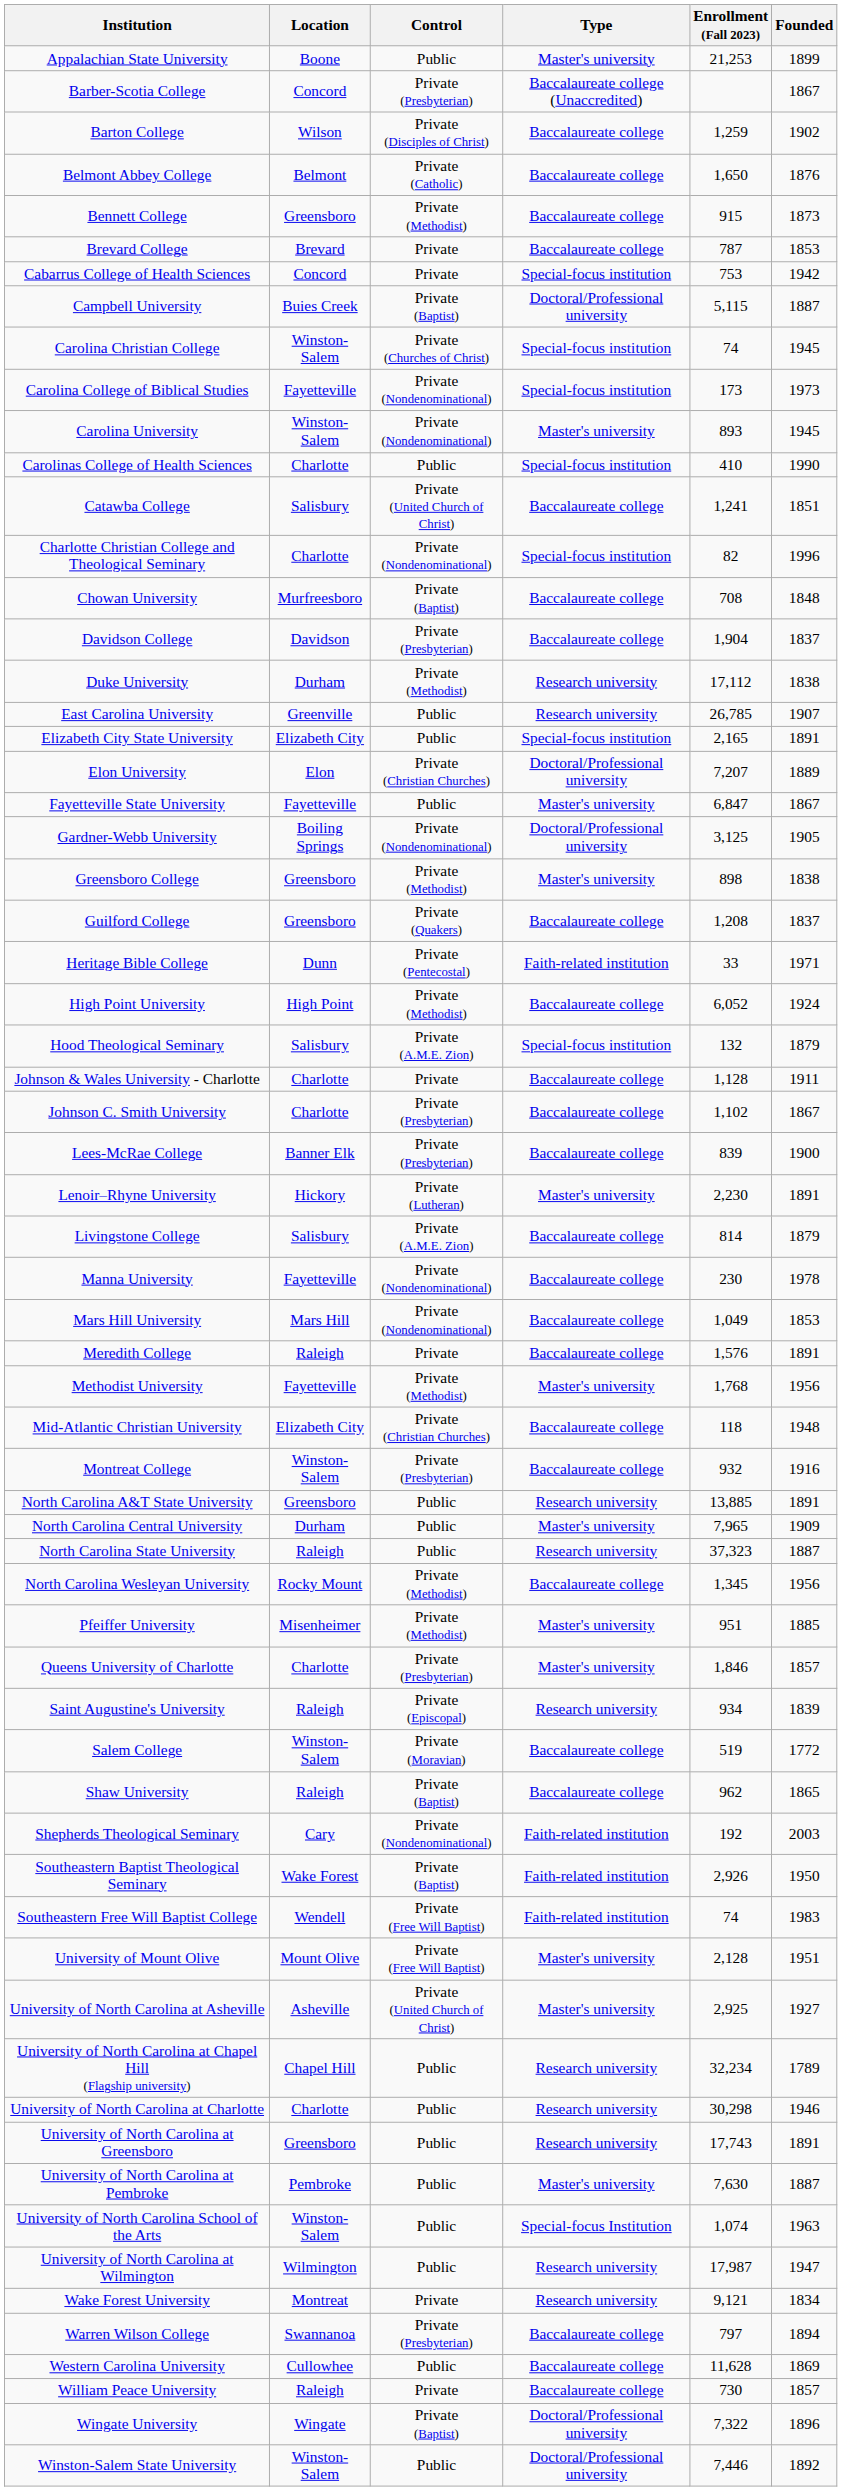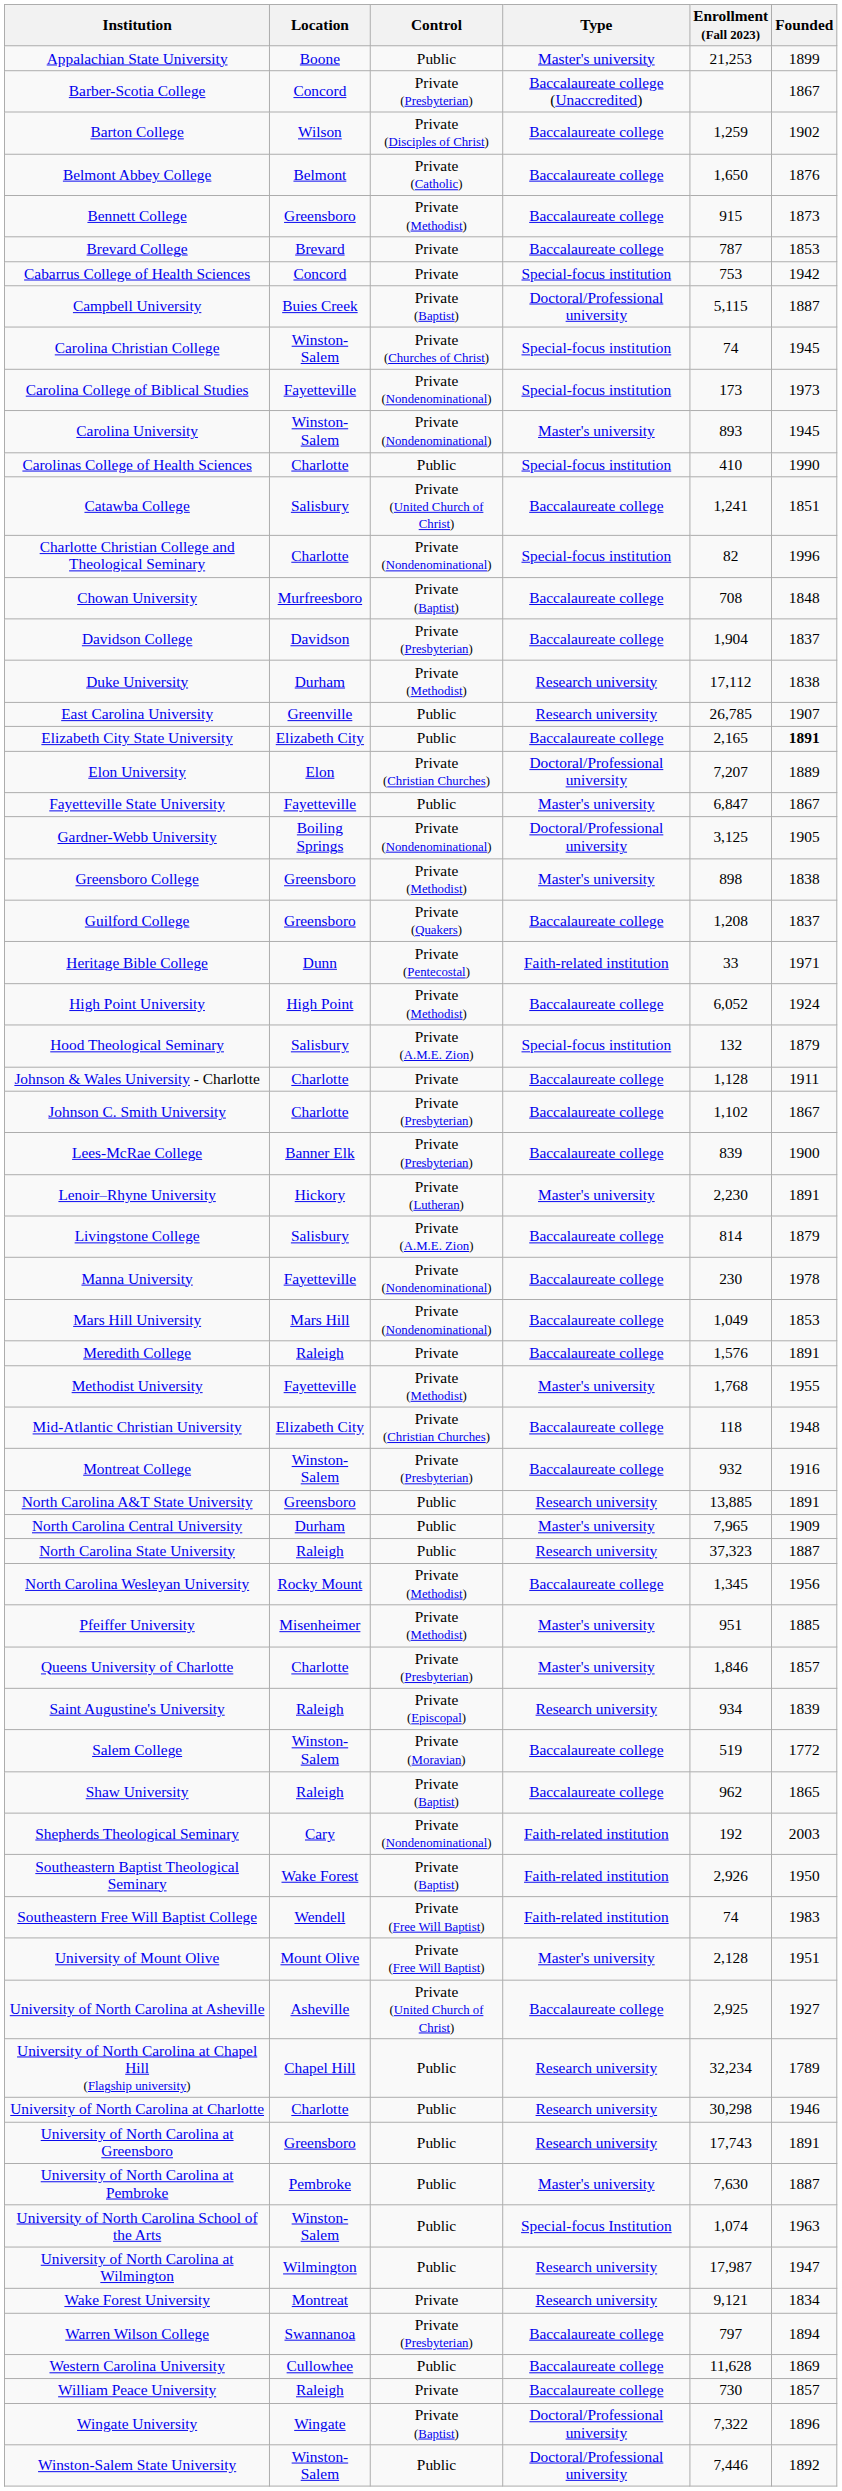(596, 738) Special-focus institution -> (596, 738) Baccalaureate college
(804, 738) normal -> (804, 738) bold
(804, 1386) 1956 -> (804, 1386) 1955
(596, 2009) Master's university -> (596, 2009) Baccalaureate college
